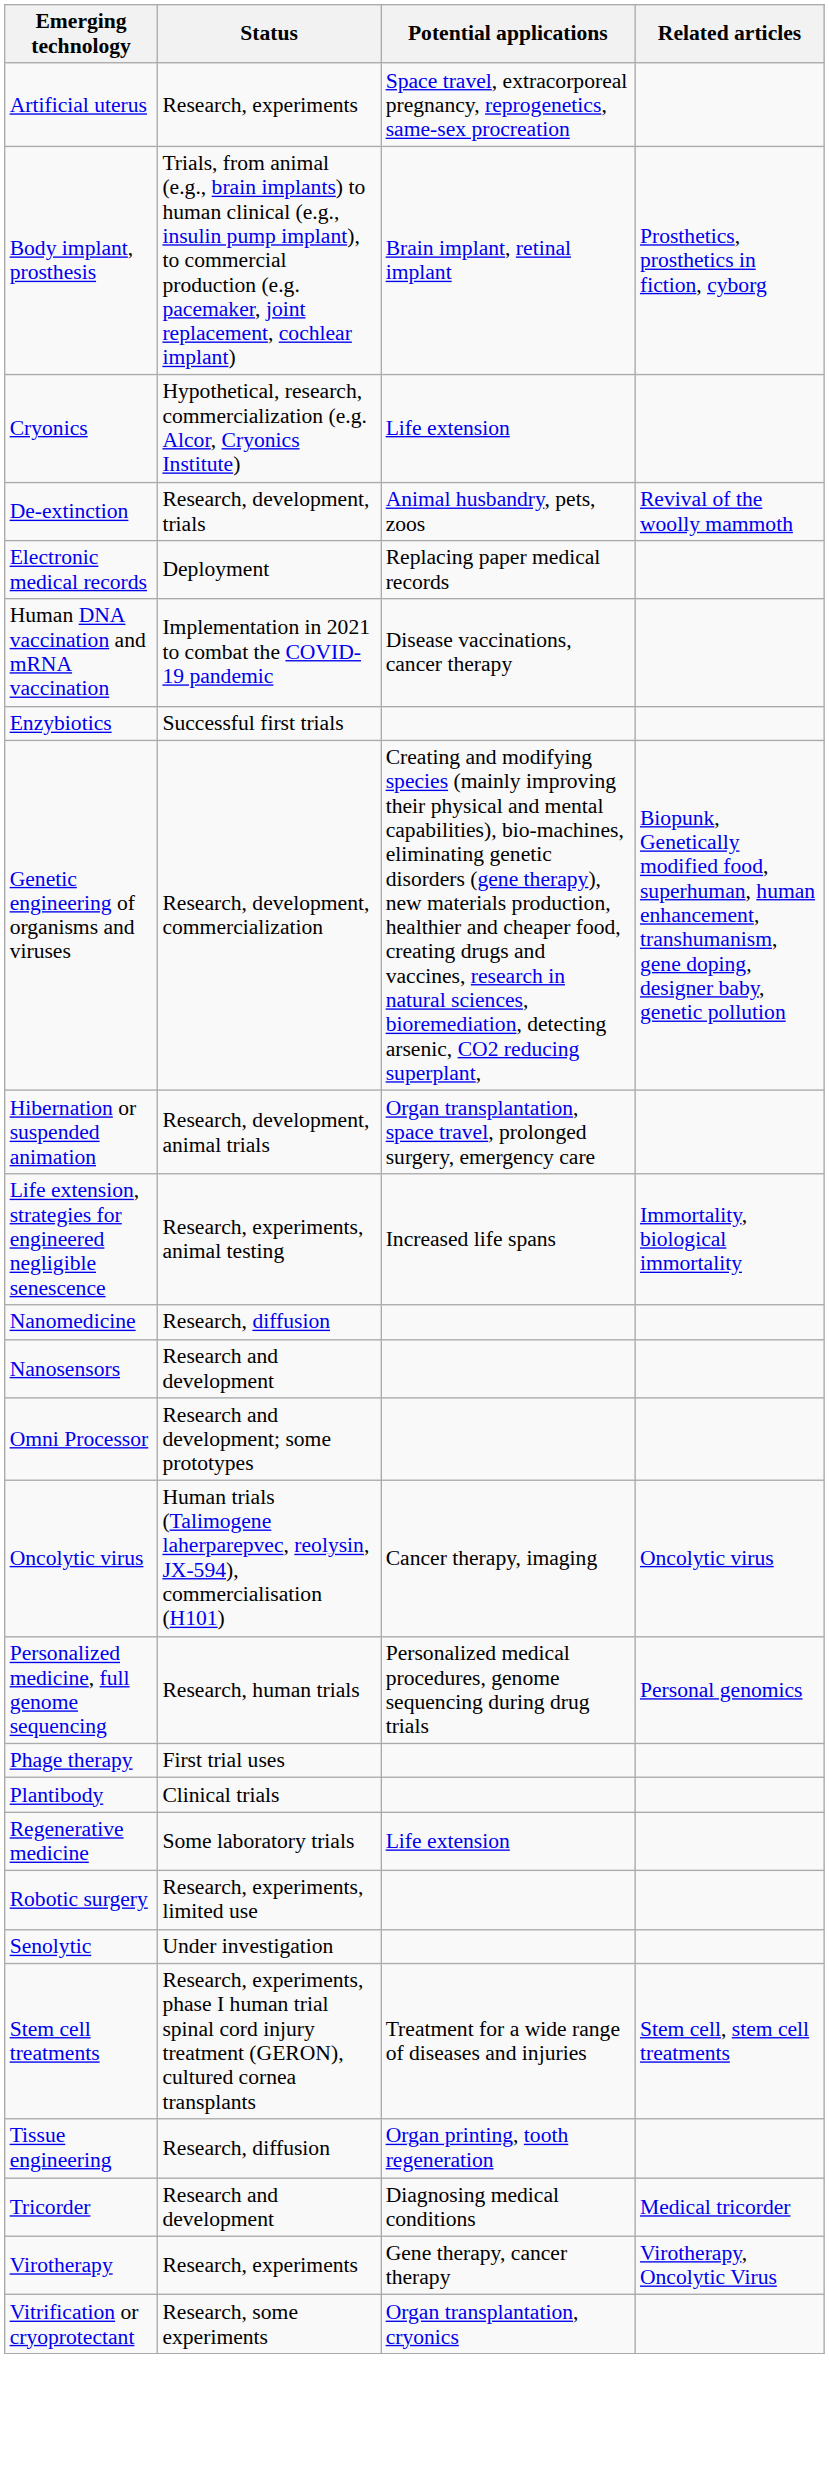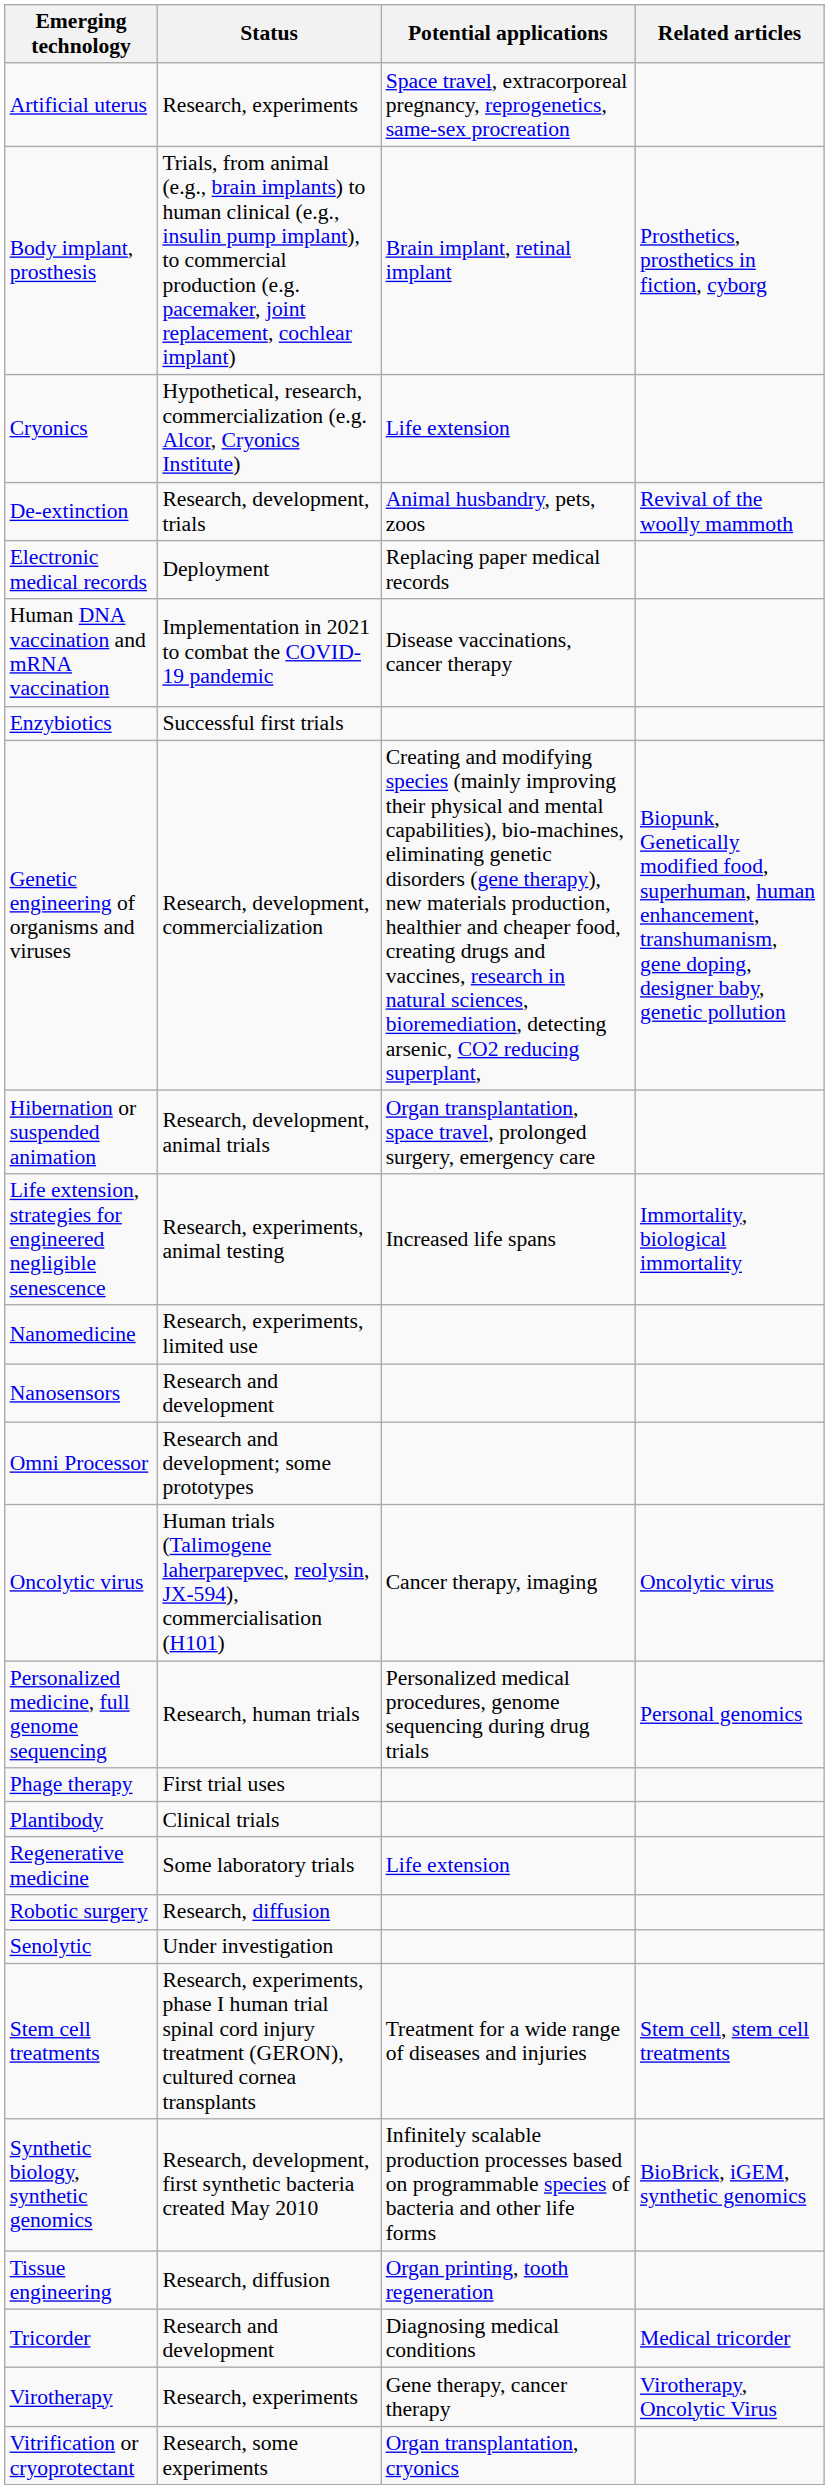(246, 1321) Research, diffusion -> (263, 1333) Research, experiments, limited use
(263, 1899) Research, experiments, limited use -> (246, 1911) Research, diffusion
+ row: (51, 2184)
